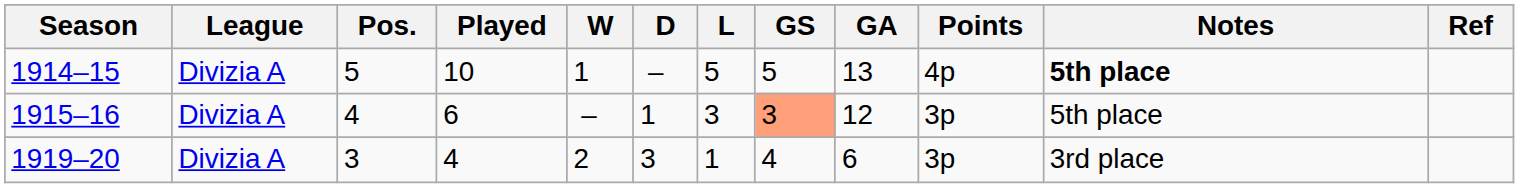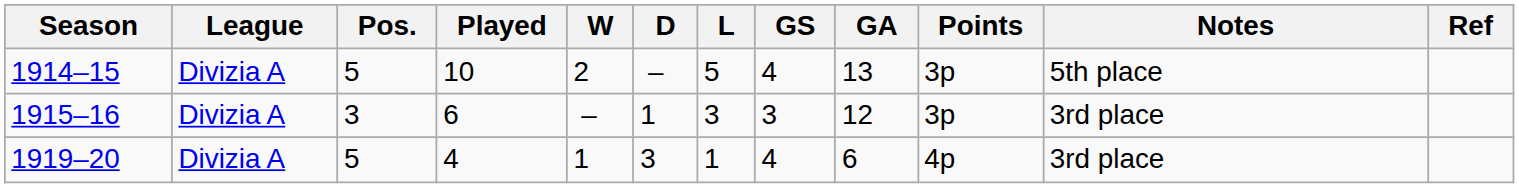(581, 70) 1 -> (581, 70) 2
(769, 70) 5 -> (769, 70) 4
(940, 70) 4p -> (940, 70) 3p
(1110, 70) bold -> (1106, 70) normal
(352, 114) 4 -> (352, 114) 3
(769, 114) lightsalmon background -> (769, 114) no background
(1106, 114) 5th place -> (1107, 114) 3rd place
(352, 159) 3 -> (352, 159) 5
(581, 159) 2 -> (581, 159) 1
(940, 159) 3p -> (940, 159) 4p
